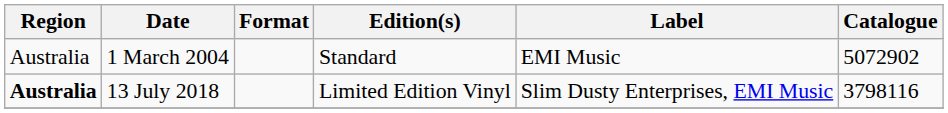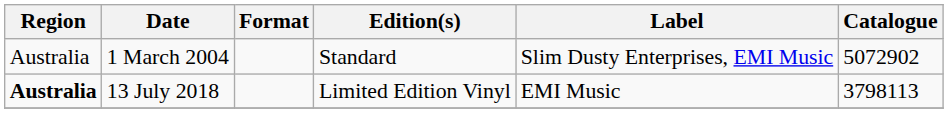(571, 56) EMI Music -> (677, 56) Slim Dusty Enterprises, EMI Music
(677, 90) Slim Dusty Enterprises, EMI Music -> (571, 90) EMI Music
(881, 90) 3798116 -> (881, 90) 3798113
